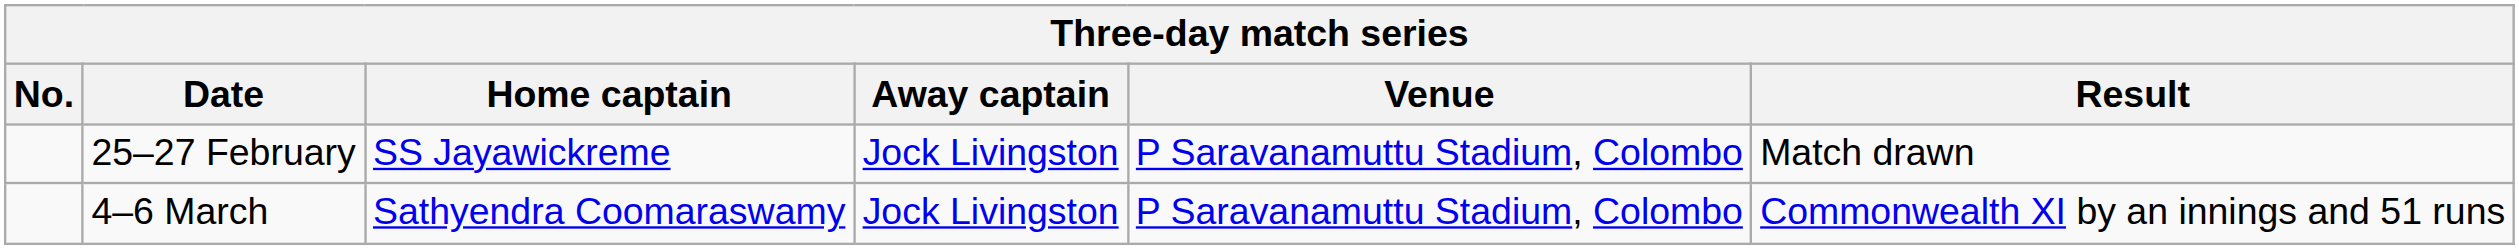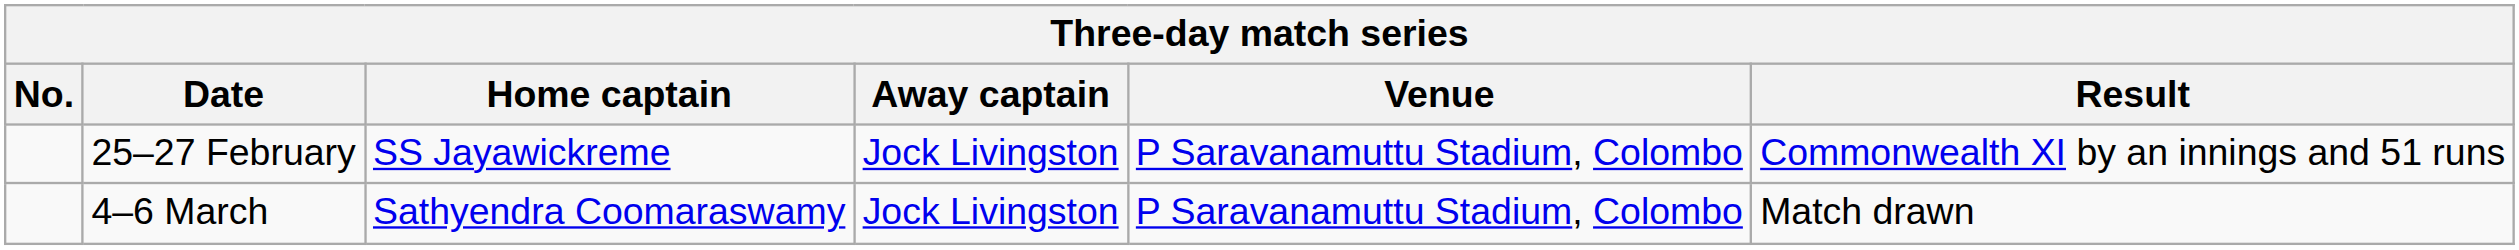(1867, 152) Match drawn -> (2133, 152) Commonwealth XI by an innings and 51 runs
(2133, 212) Commonwealth XI by an innings and 51 runs -> (1867, 212) Match drawn
